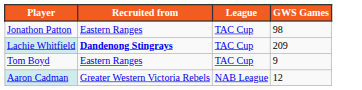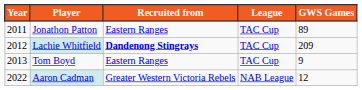+ column: (17, 13)
(278, 29) 98 -> (303, 29) 89
